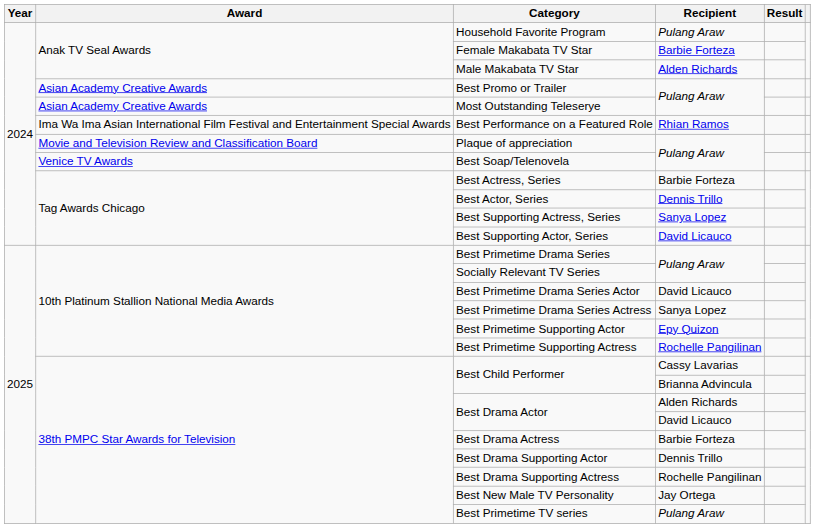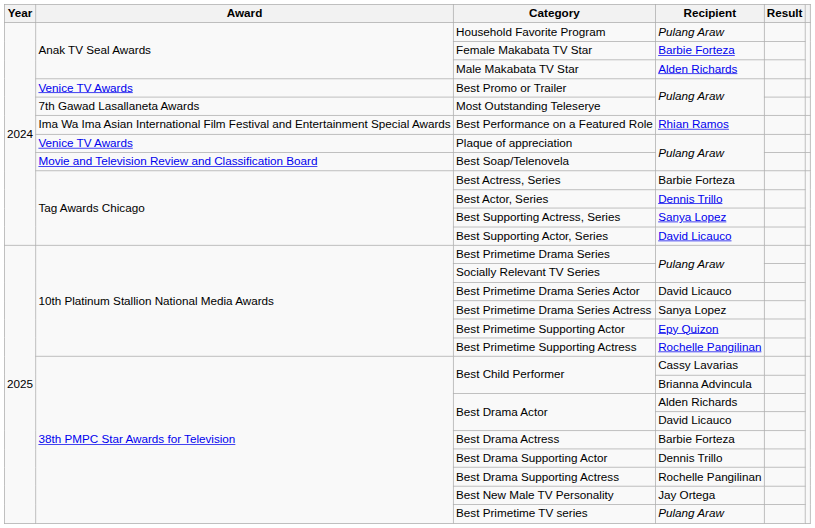(123, 87) Asian Academy Creative Awards -> (86, 87) Venice TV Awards
(123, 106) Asian Academy Creative Awards -> (119, 106) 7th Gawad Lasallaneta Awards
(178, 143) Movie and Television Review and Classification Board -> (86, 143) Venice TV Awards
(86, 161) Venice TV Awards -> (178, 161) Movie and Television Review and Classification Board
